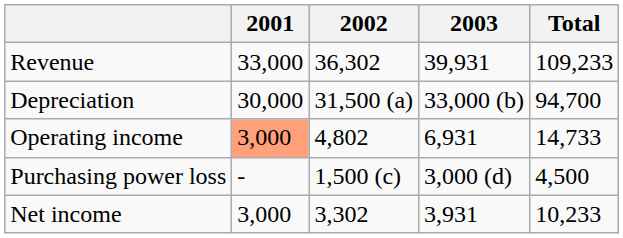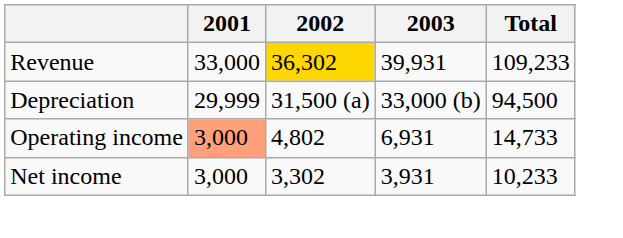(347, 61) no background -> (304, 61) gold background
(270, 99) 30,000 -> (227, 99) 29,999
(568, 99) 94,700 -> (525, 99) 94,500
- row: (118, 175)
